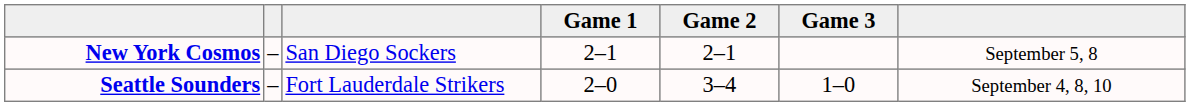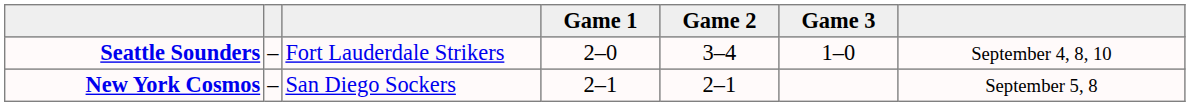rows swapped: (173, 52) <-> (180, 84)
